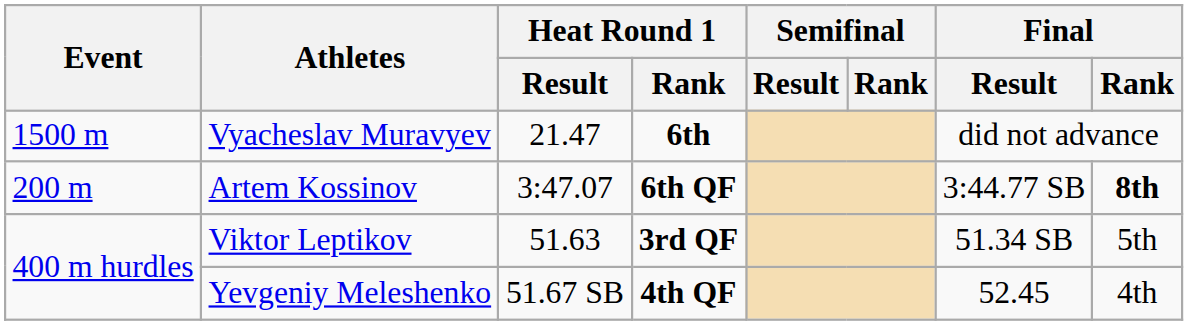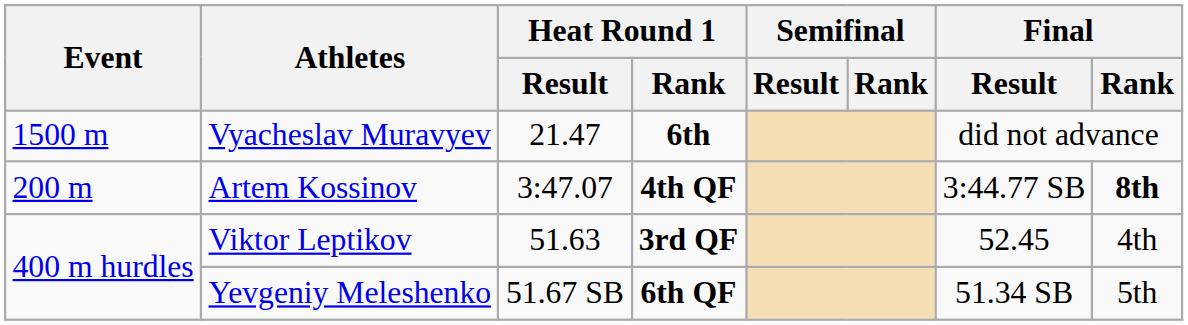(688, 187) 6th QF -> (688, 187) 4th QF
(1014, 240) 51.34 SB -> (1014, 240) 52.45
(1137, 240) 5th -> (1137, 240) 4th
(688, 292) 4th QF -> (688, 292) 6th QF
(1014, 292) 52.45 -> (1014, 292) 51.34 SB
(1137, 292) 4th -> (1137, 292) 5th
